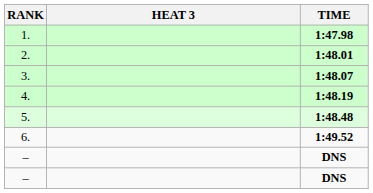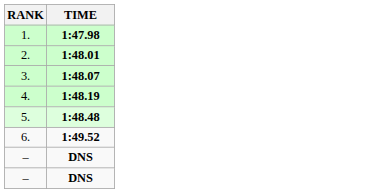- column: (173, 15)
